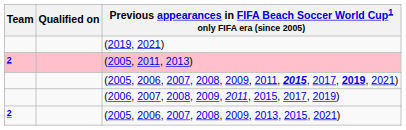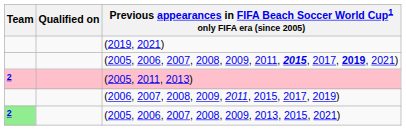rows swapped: (251, 80) <-> (149, 62)
(9, 113) no background -> (9, 113) lightgreen background
